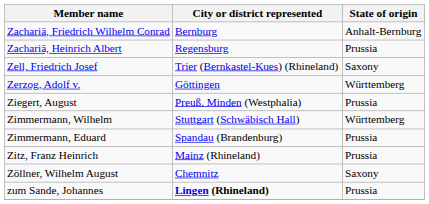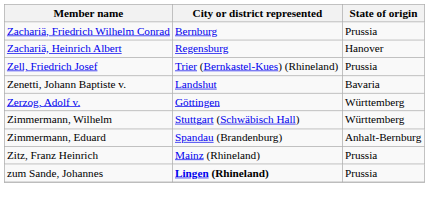(383, 31) Anhalt-Bernburg -> (361, 31) Prussia
(361, 48) Prussia -> (364, 48) Hanover
(362, 66) Saxony -> (361, 66) Prussia
+ row: (66, 84)
- row: (42, 102)
(361, 137) Prussia -> (383, 137) Anhalt-Bernburg
- row: (63, 173)
